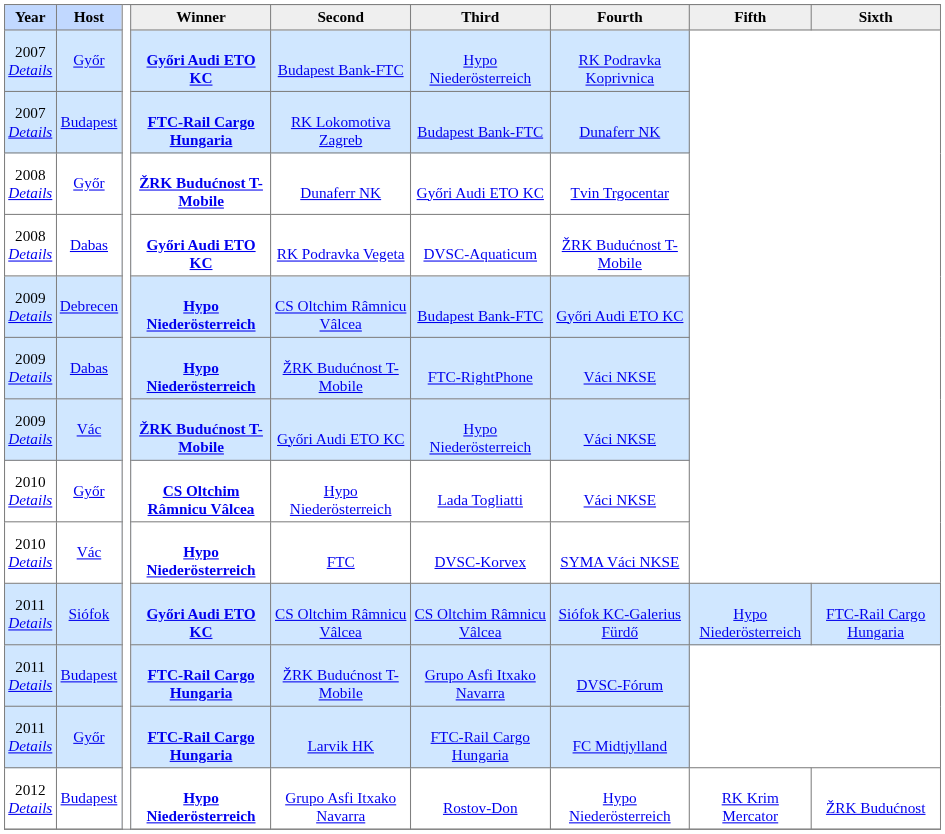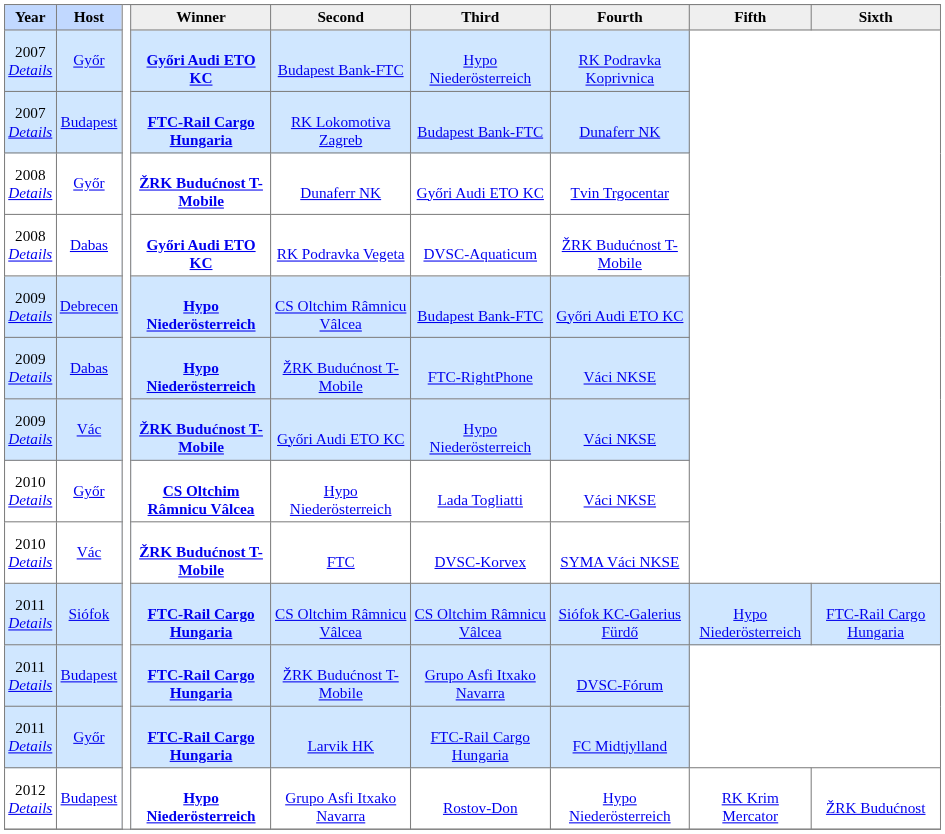(201, 561) Hypo Niederösterreich -> (201, 561) ŽRK Budućnost T-Mobile
(201, 623) Győri Audi ETO KC -> (201, 623) FTC-Rail Cargo Hungaria
